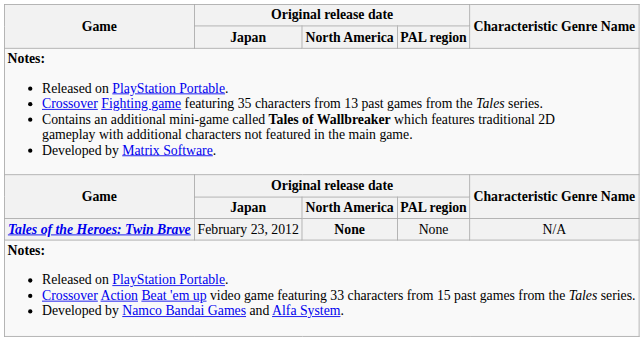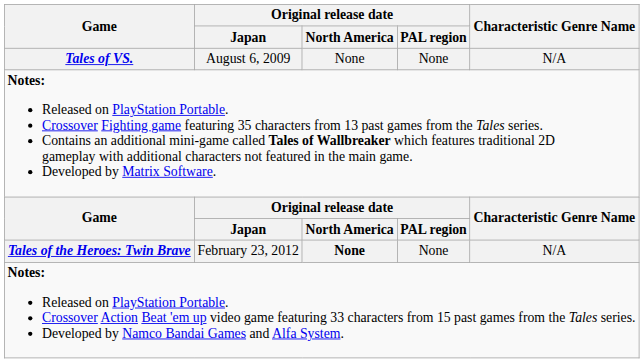+ row: (99, 59)
